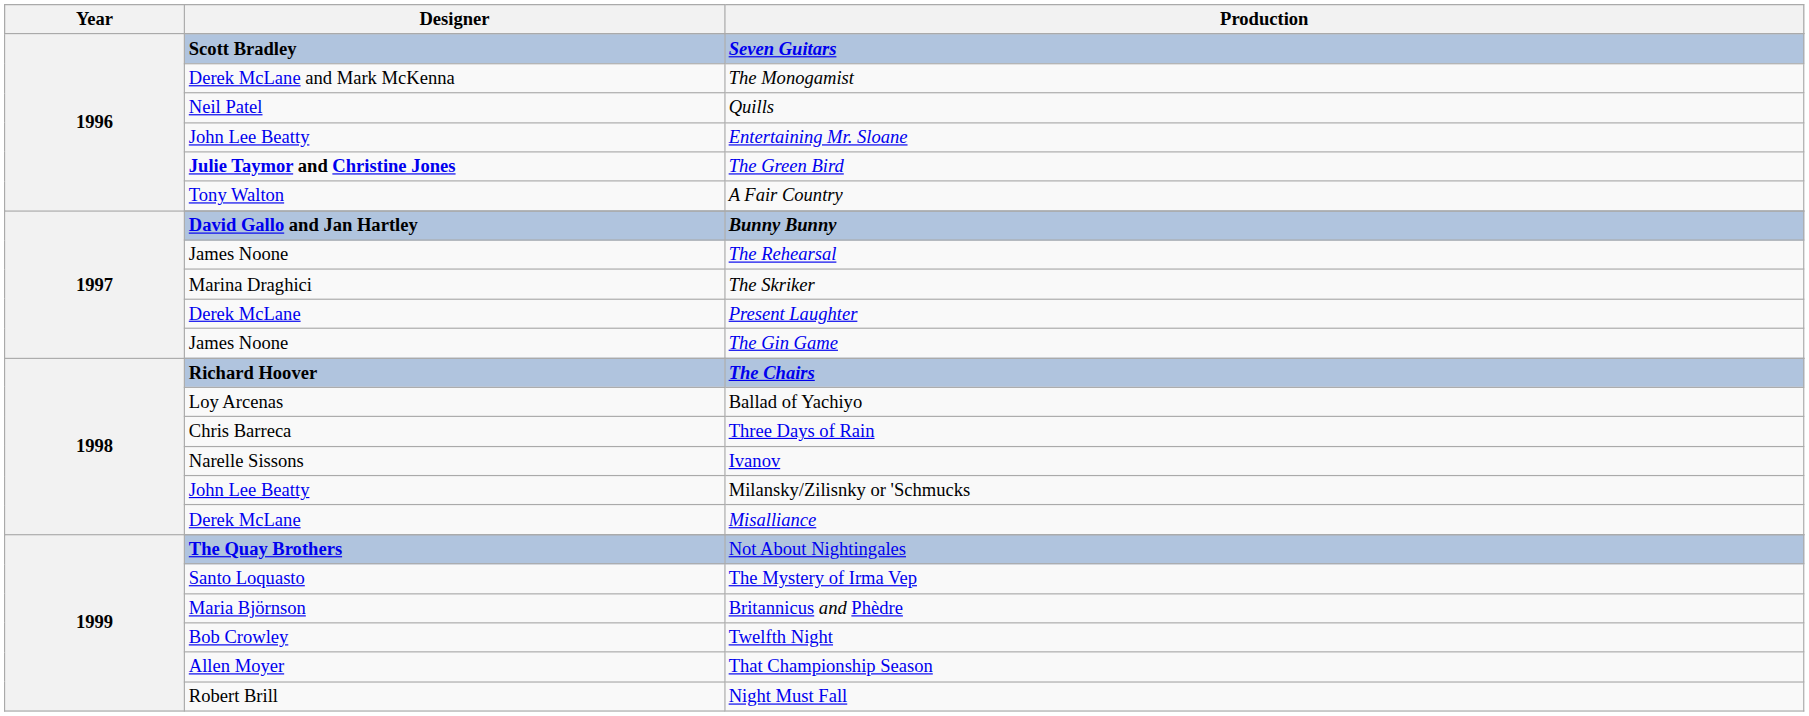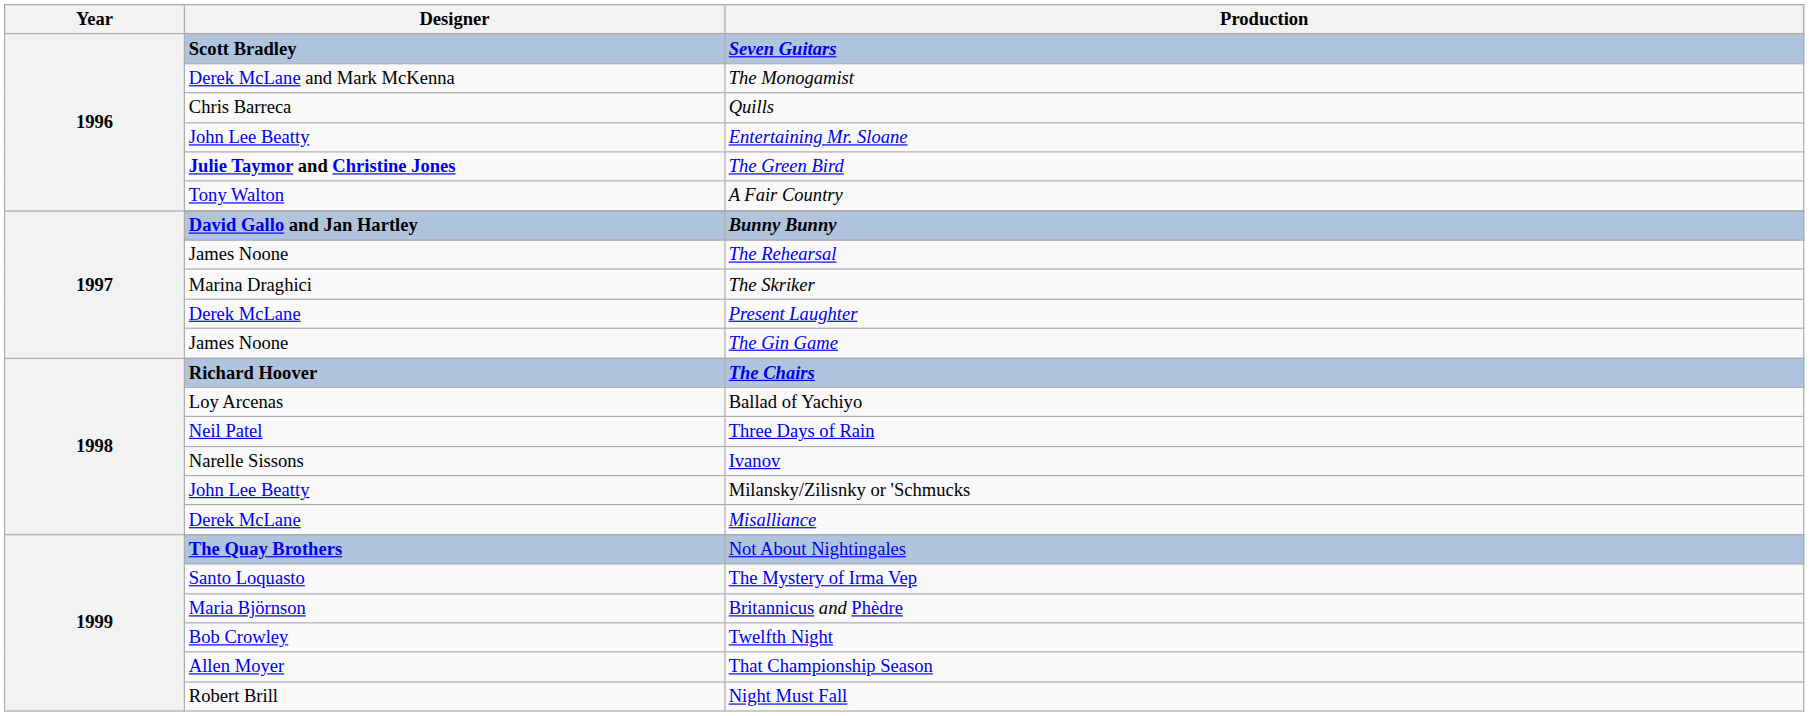(226, 107) Neil Patel -> (240, 107) Chris Barreca
(240, 431) Chris Barreca -> (226, 431) Neil Patel
